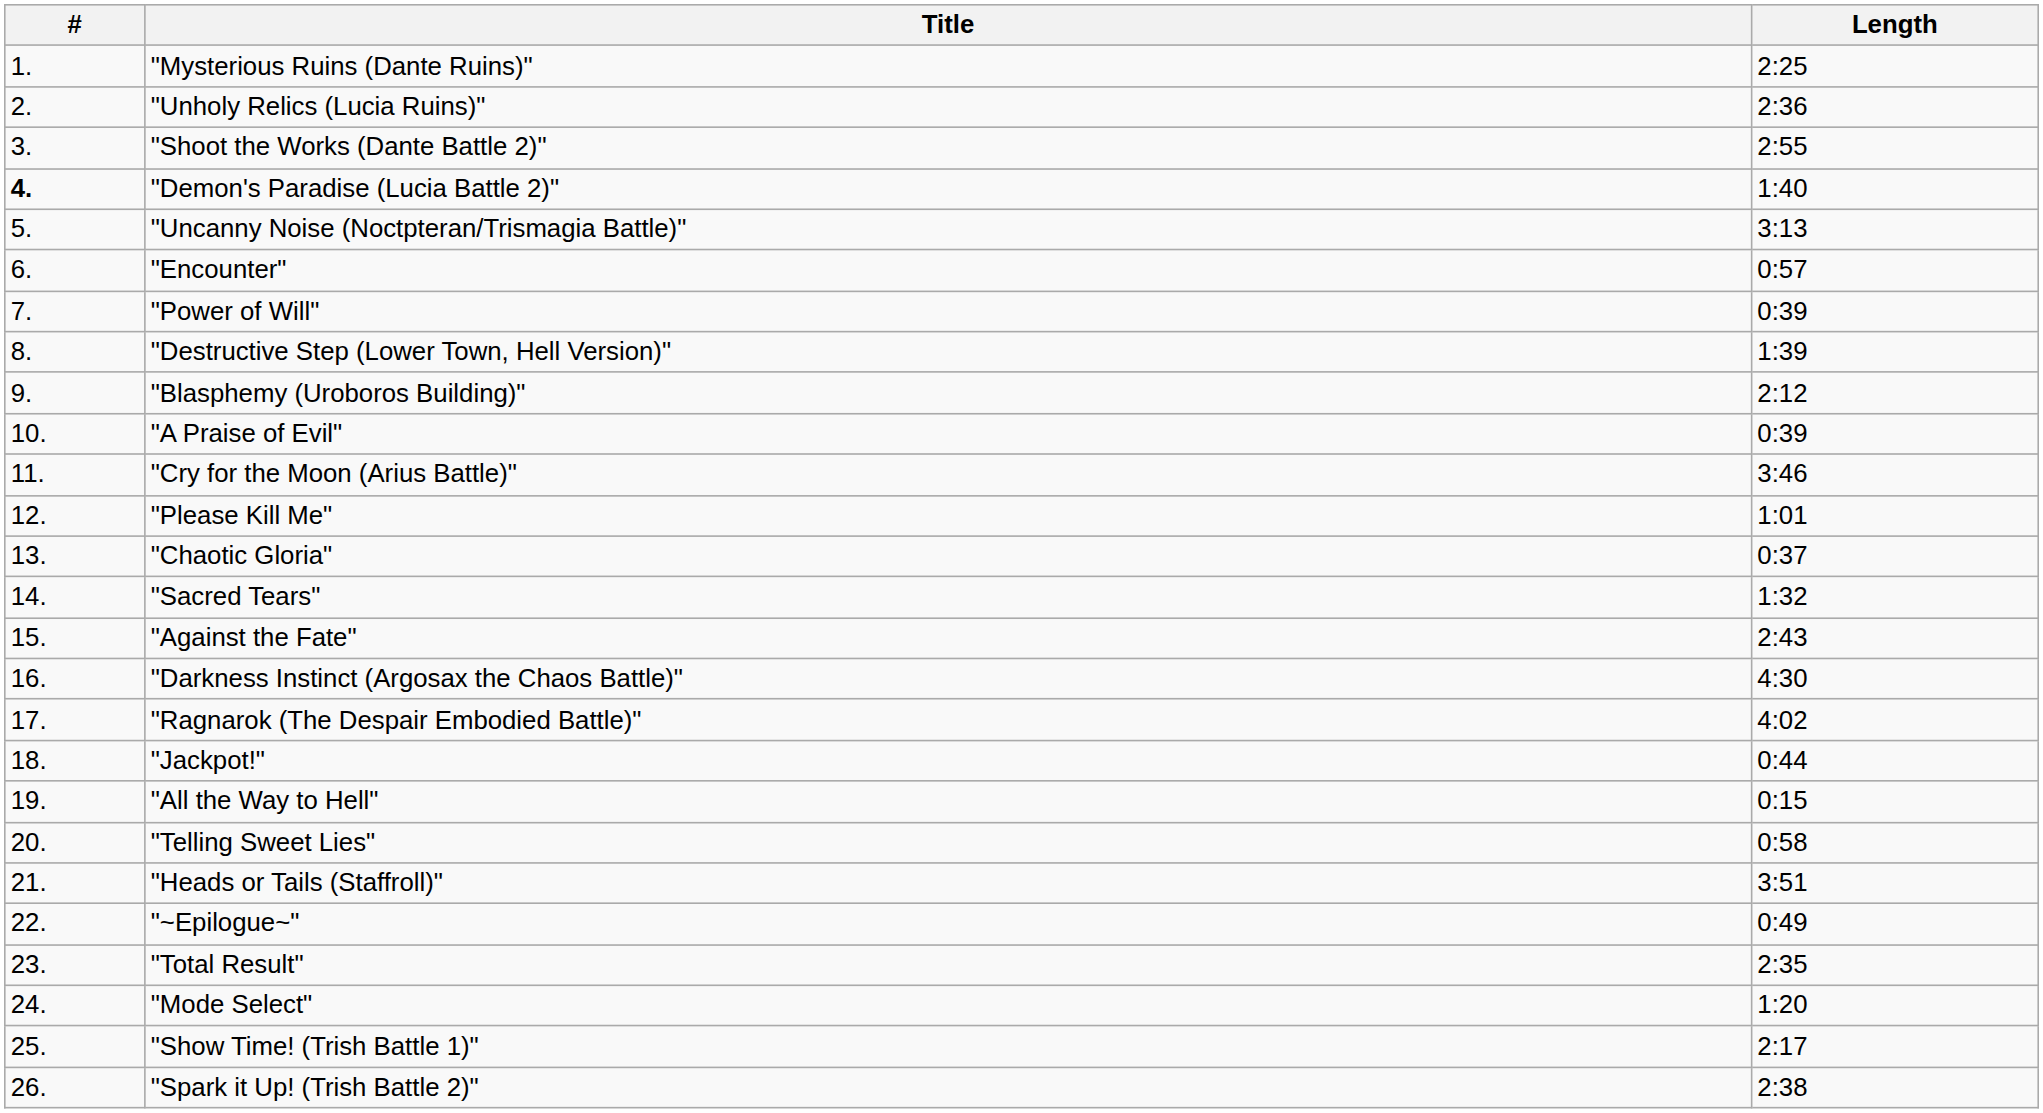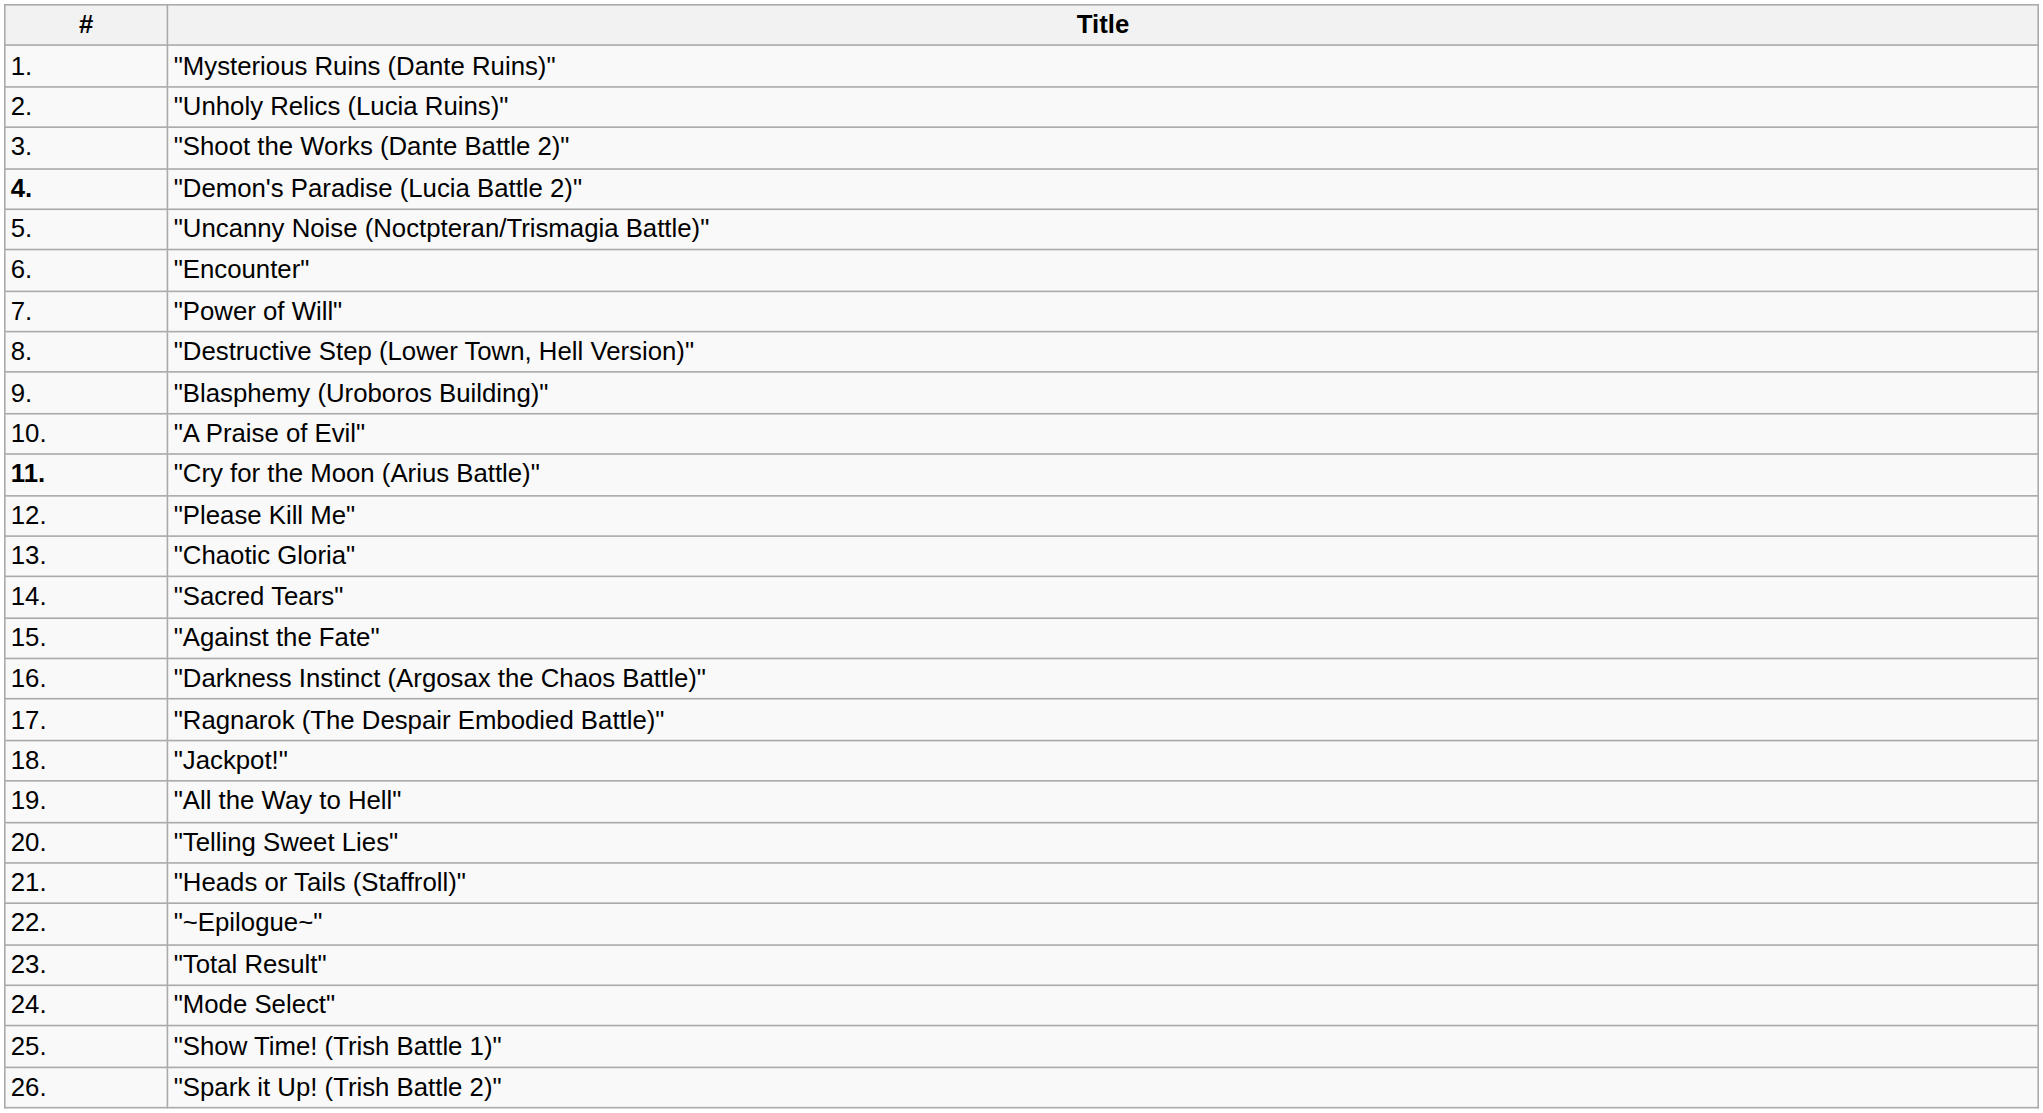- column: (1895, 24)
(28, 474) normal -> (28, 474) bold
